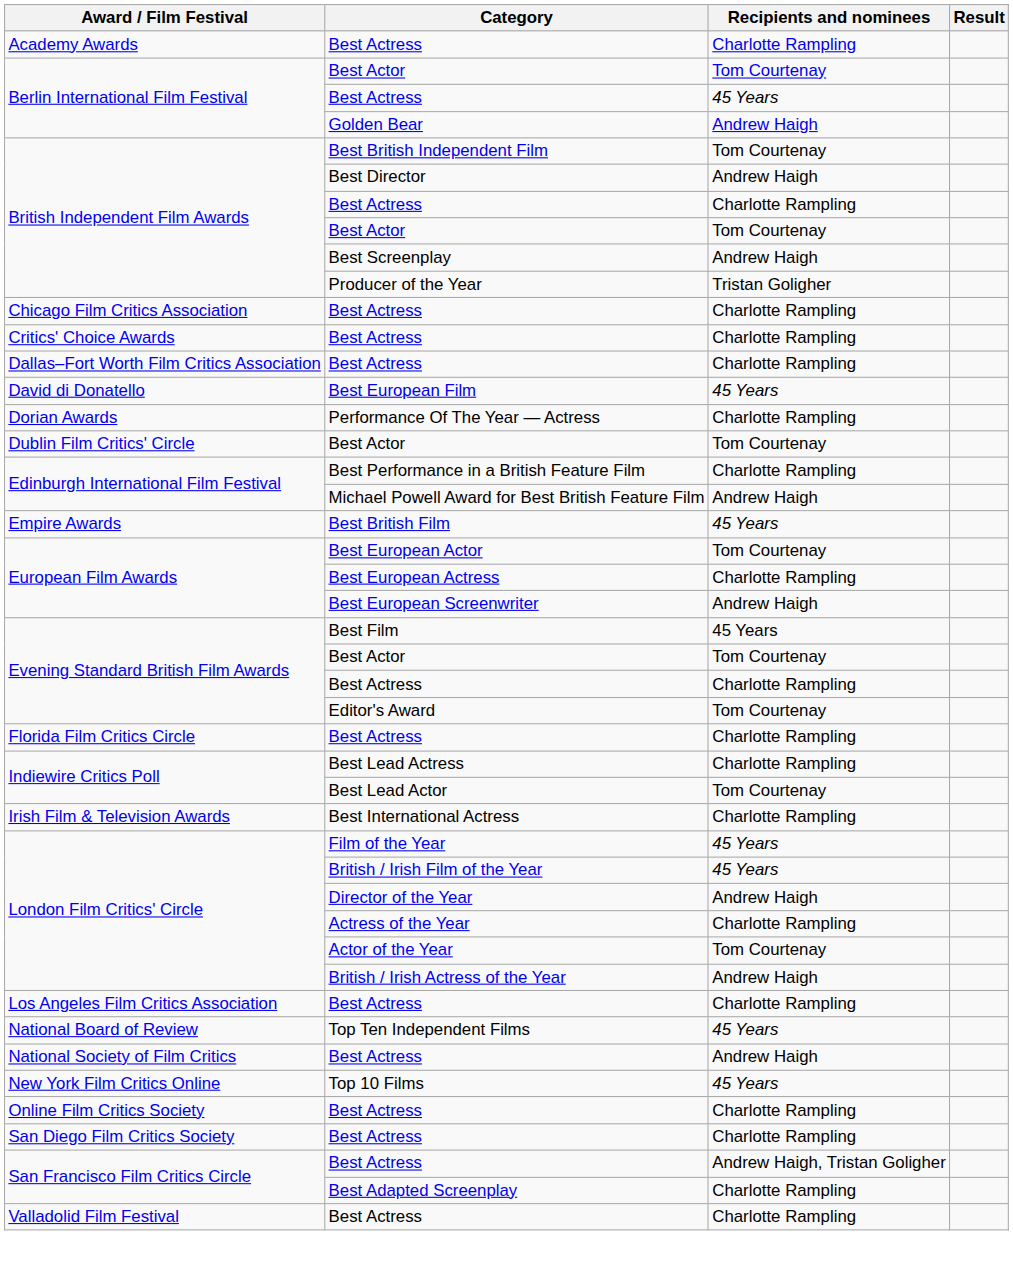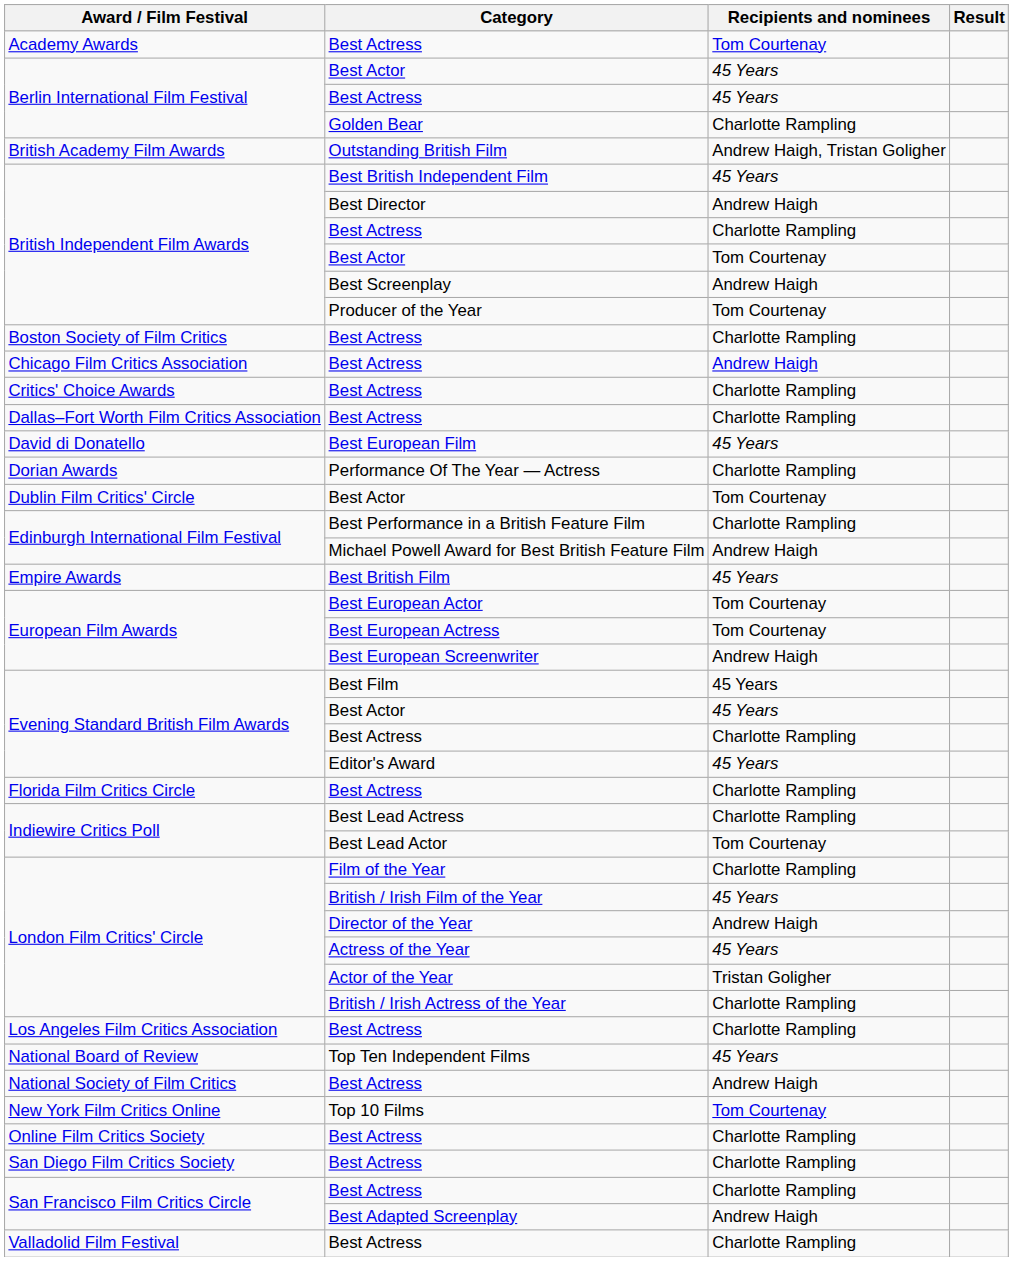(784, 44) Charlotte Rampling -> (769, 44) Tom Courtenay
(769, 71) Tom Courtenay -> (745, 71) 45 Years
(765, 124) Andrew Haigh -> (784, 124) Charlotte Rampling
+ row: (117, 151)
(769, 151) Tom Courtenay -> (745, 177) 45 Years
(772, 284) Tristan Goligher -> (769, 310) Tom Courtenay
+ row: (118, 337)
(784, 310) Charlotte Rampling -> (765, 364) Andrew Haigh
(784, 577) Charlotte Rampling -> (769, 630) Tom Courtenay
(769, 657) Tom Courtenay -> (745, 710) 45 Years
(769, 710) Tom Courtenay -> (745, 763) 45 Years
- row: (119, 817)
(745, 843) 45 Years -> (784, 870) Charlotte Rampling
(784, 923) Charlotte Rampling -> (745, 950) 45 Years
(769, 950) Tom Courtenay -> (772, 976) Tristan Goligher
(765, 976) Andrew Haigh -> (784, 1003) Charlotte Rampling
(745, 1083) 45 Years -> (769, 1110) Tom Courtenay
(829, 1163) Andrew Haigh, Tristan Goligher -> (784, 1190) Charlotte Rampling
(784, 1190) Charlotte Rampling -> (765, 1216) Andrew Haigh
